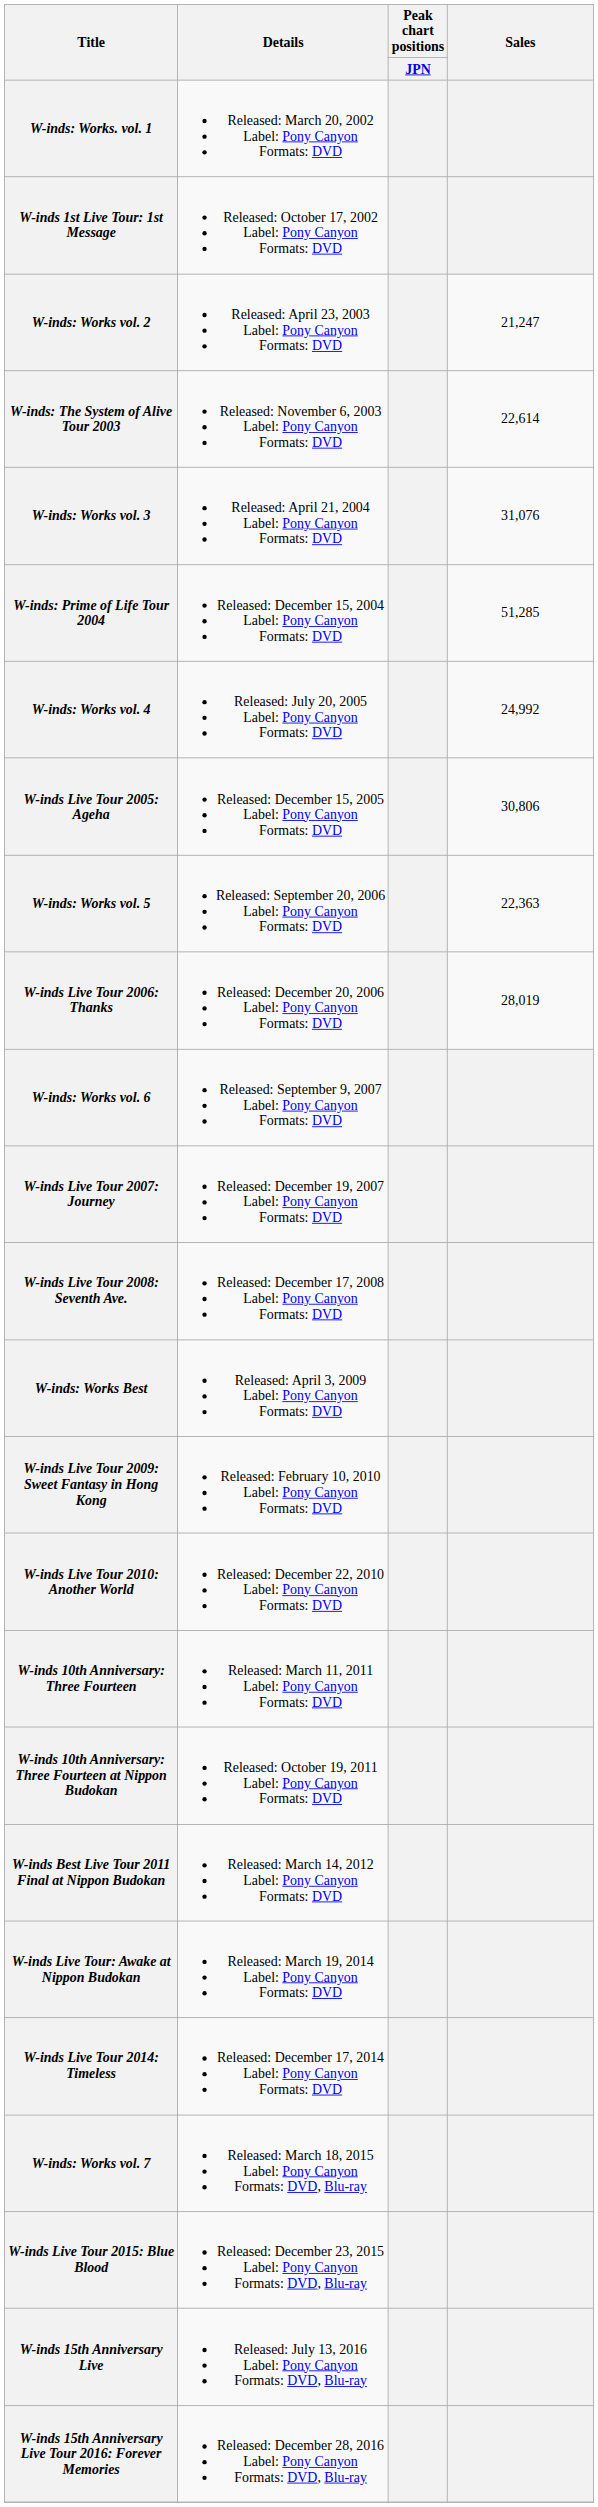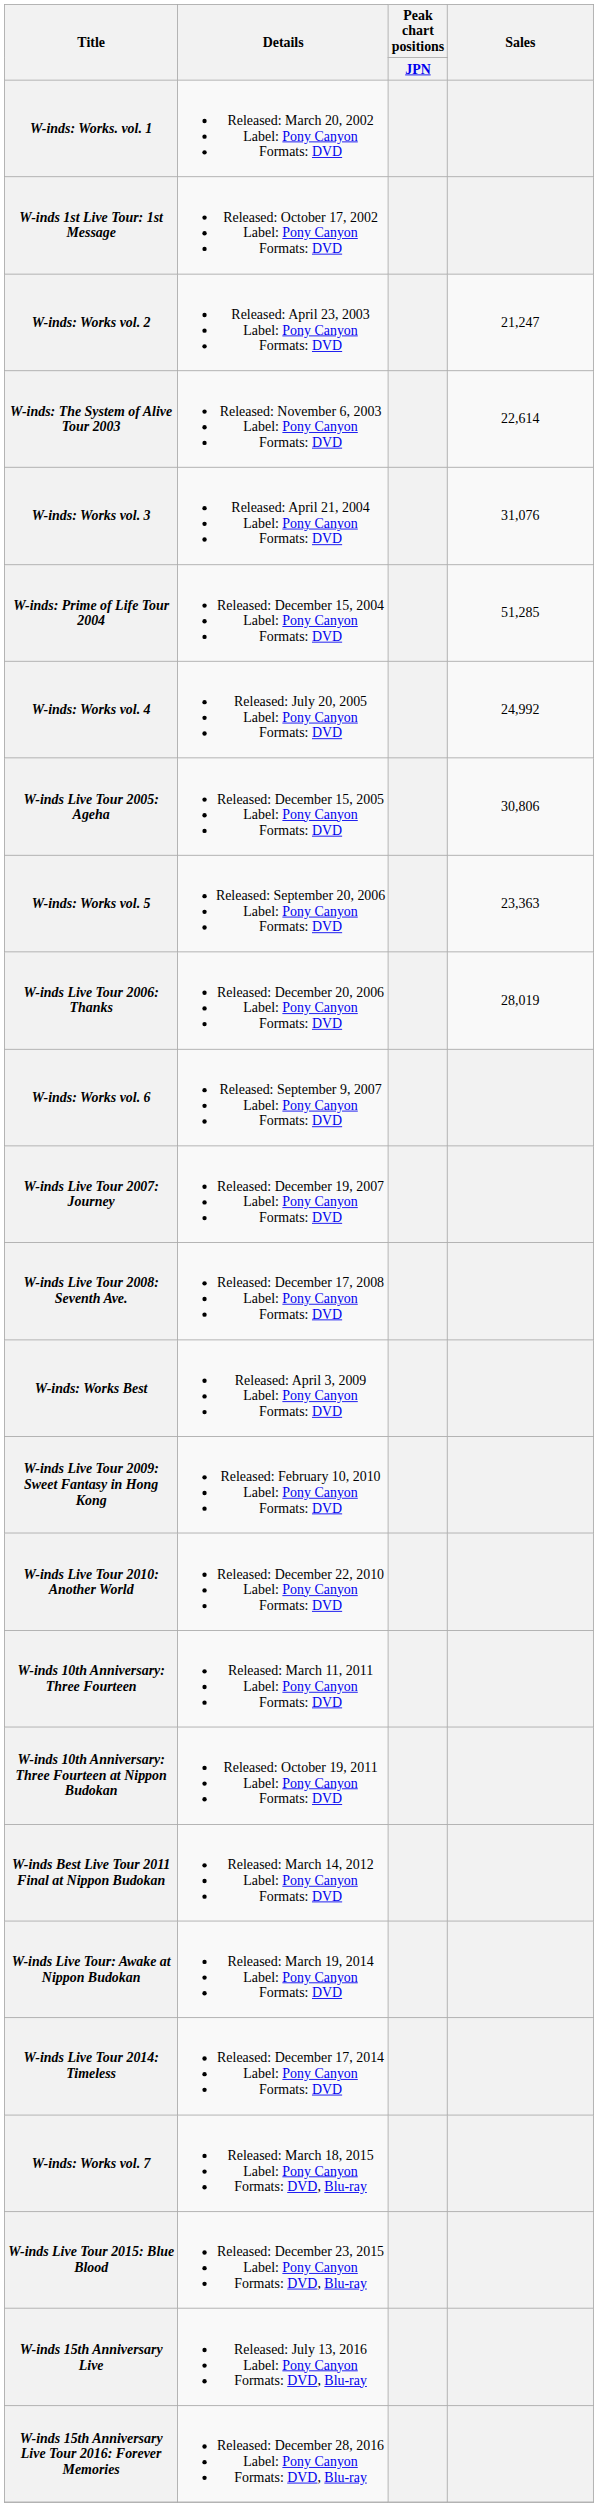(520, 903) 22,363 -> (520, 903) 23,363
